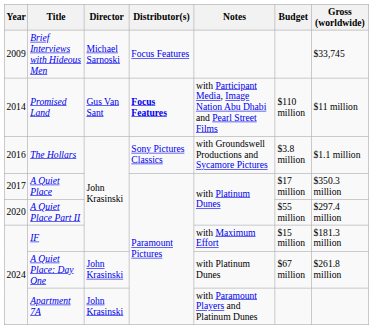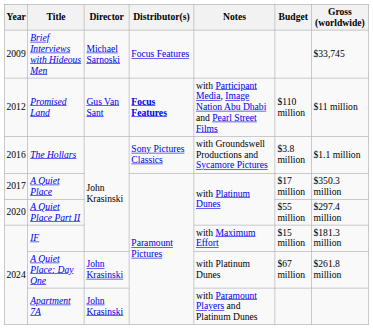(16, 107) 2014 -> (16, 107) 2012
